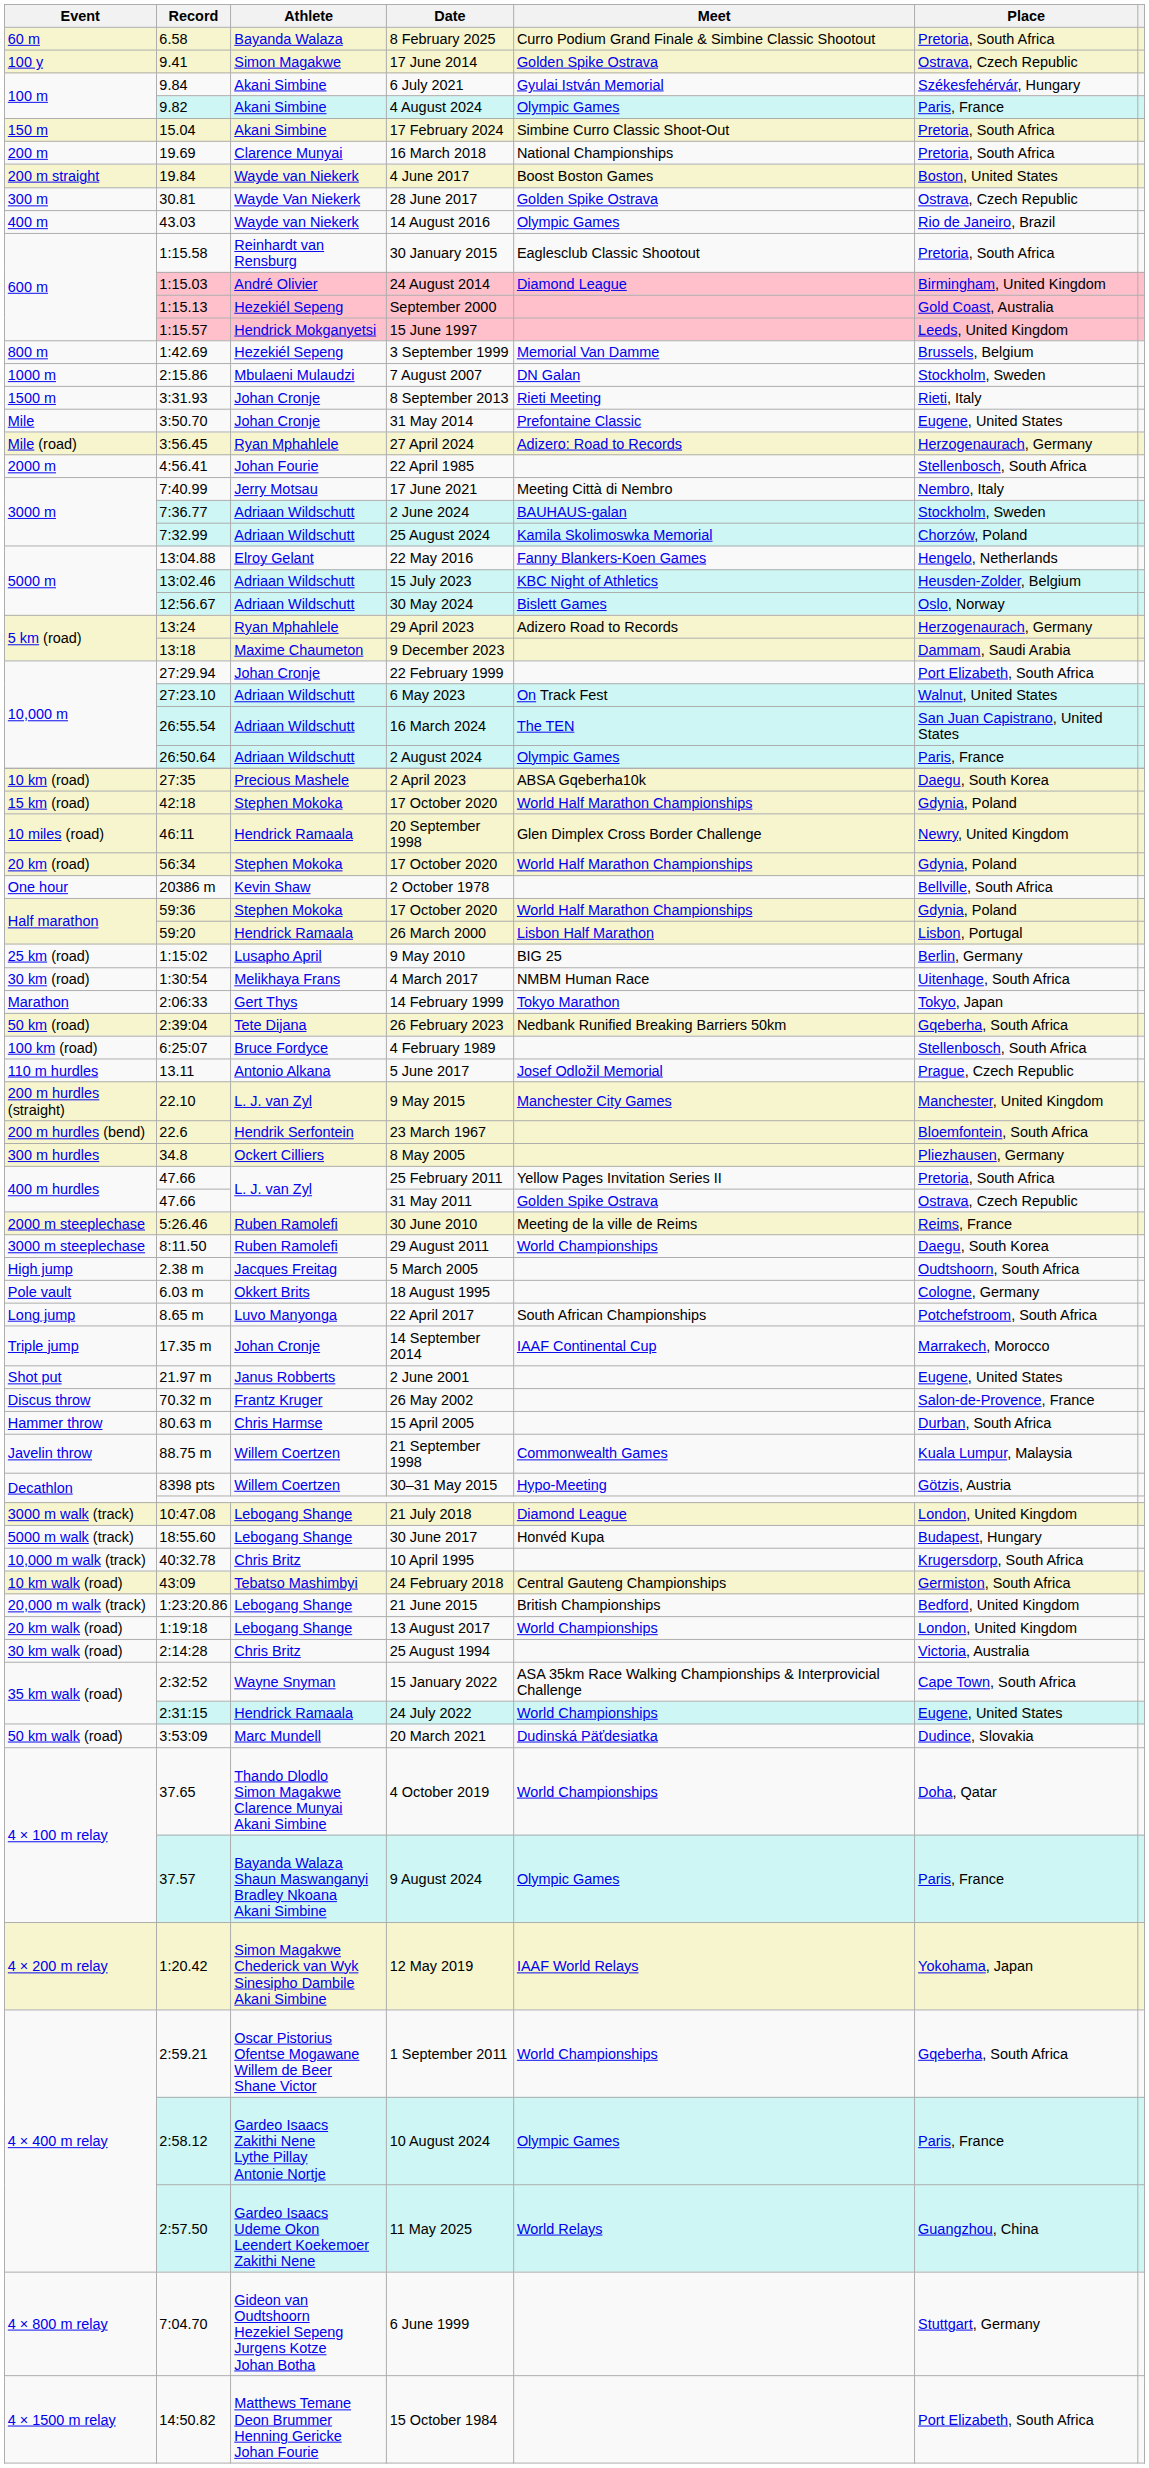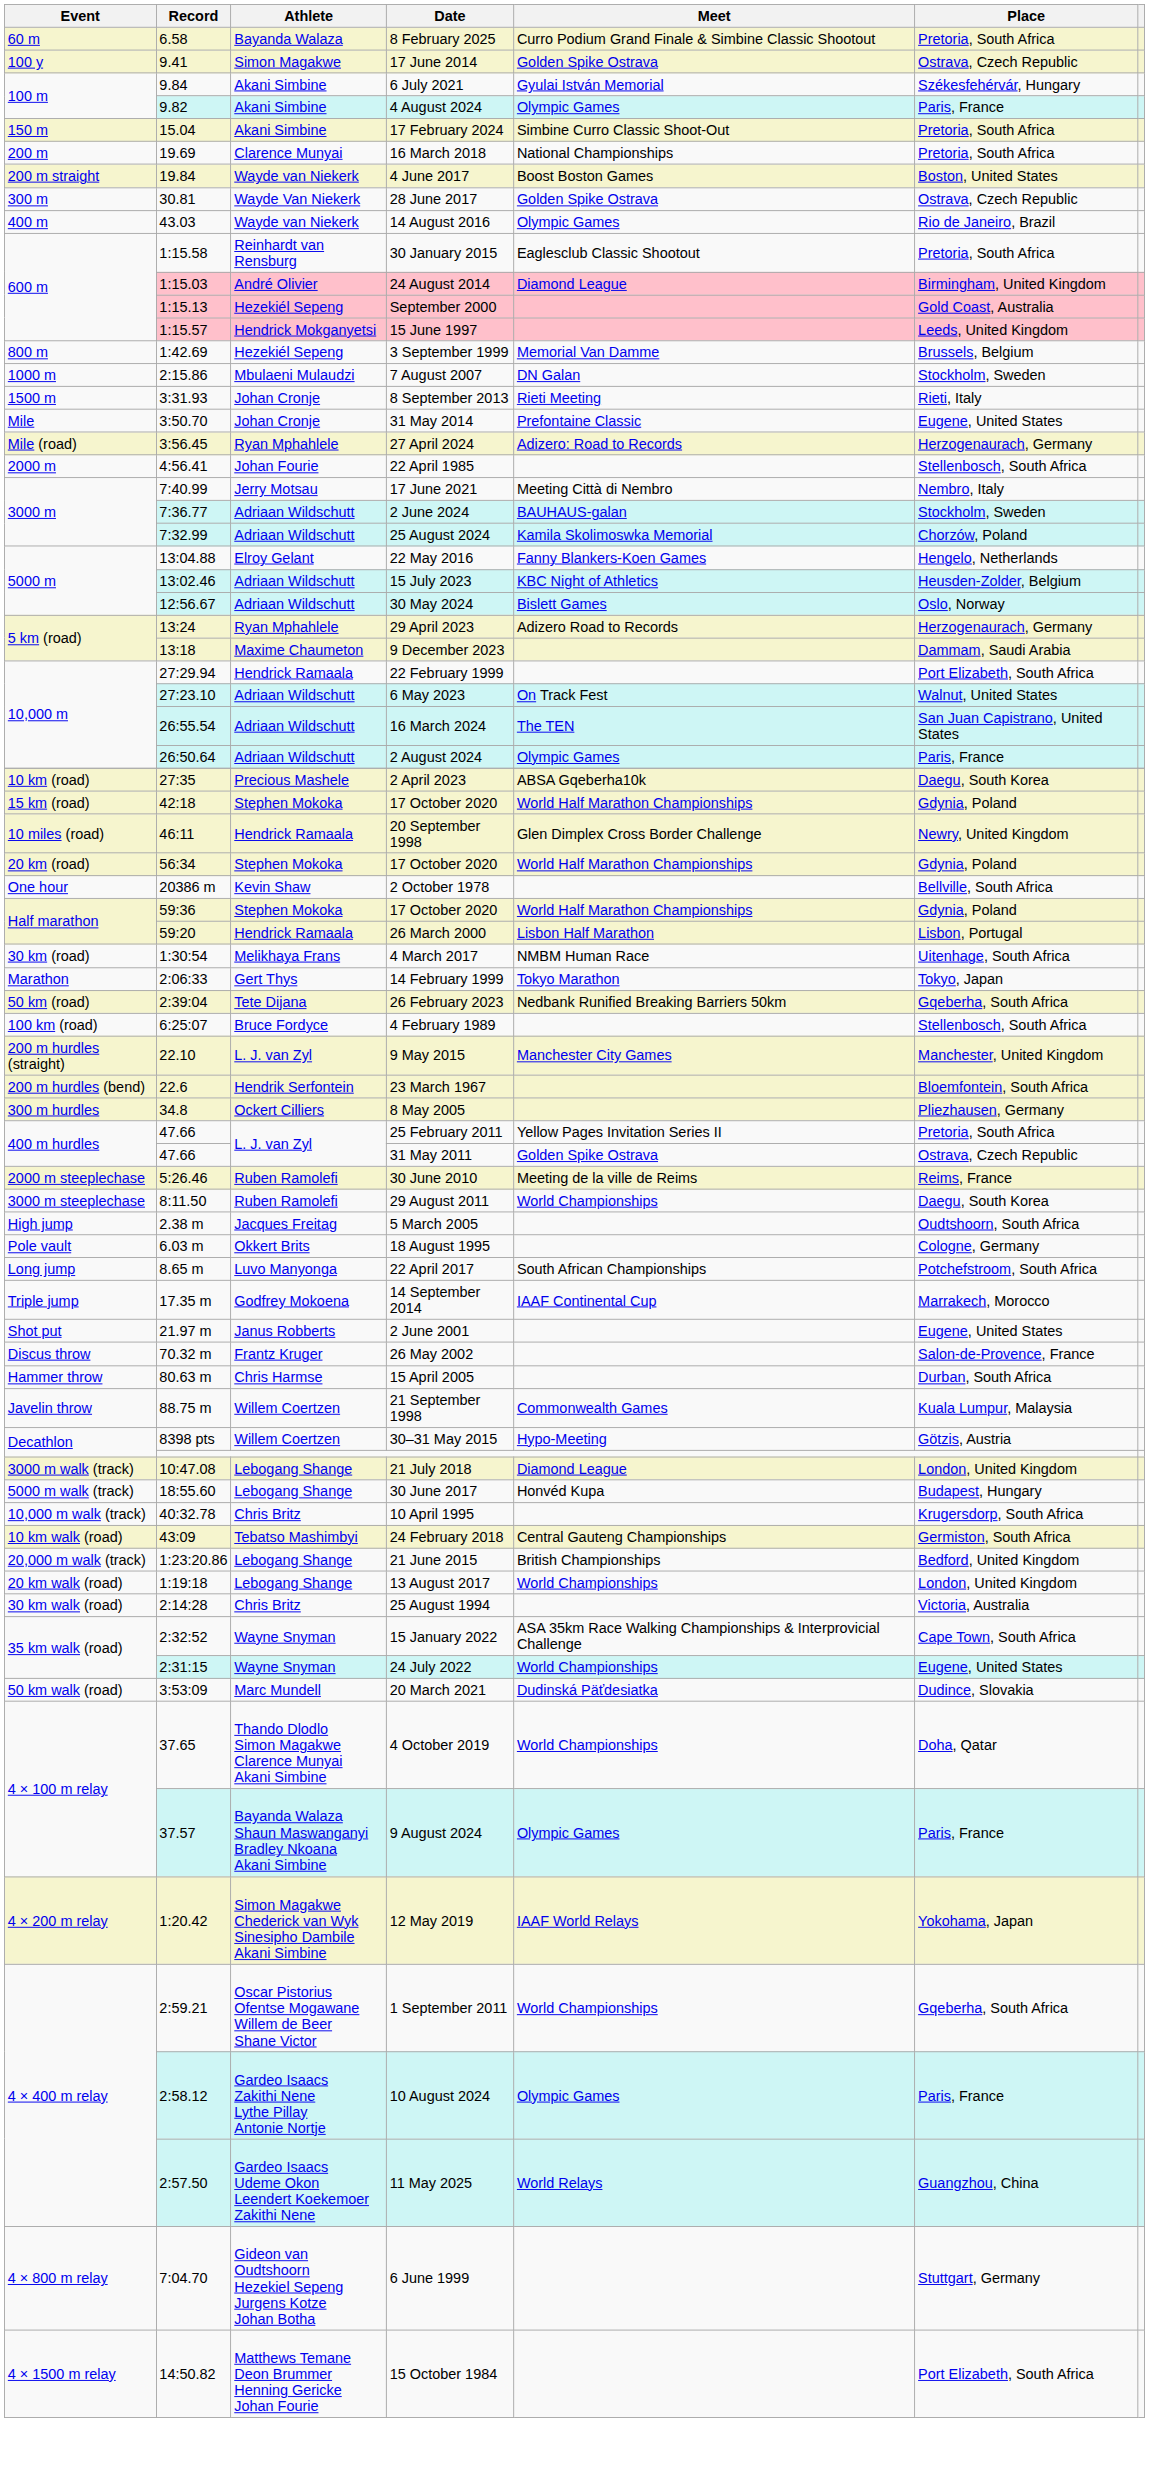(277, 672) Johan Cronje -> (294, 672) Hendrick Ramaala
- row: (183, 956)
- row: (177, 1070)
(277, 1346) Johan Cronje -> (292, 1300) Godfrey Mokoena
(294, 1713) Hendrick Ramaala -> (285, 1667) Wayne Snyman
